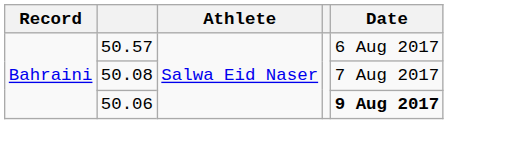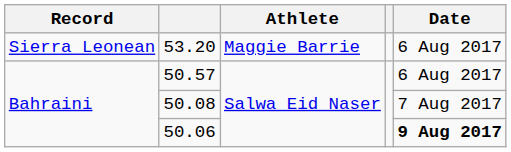+ row: (190, 47)
